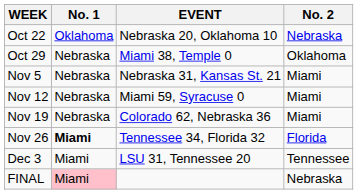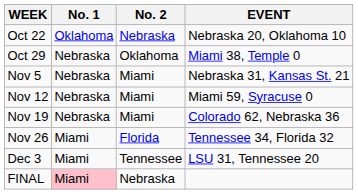columns swapped: (318, 14) <-> (200, 14)
(73, 138) bold -> (72, 138) normal
